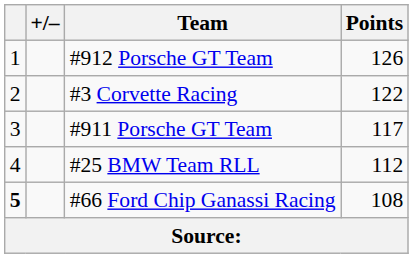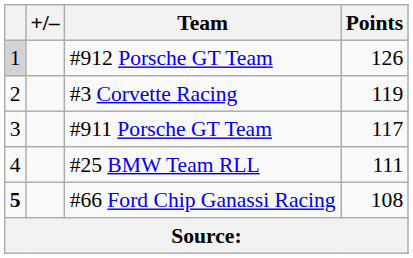(15, 58) no background -> (15, 58) lightgrey background
(387, 93) 122 -> (387, 93) 119
(387, 164) 112 -> (388, 164) 111
